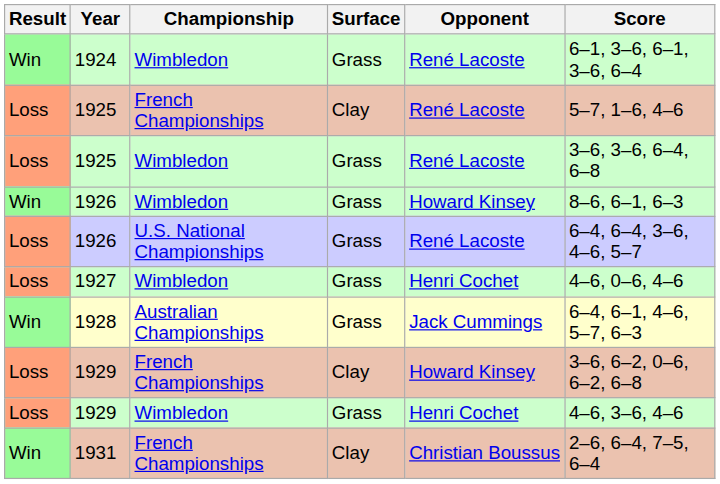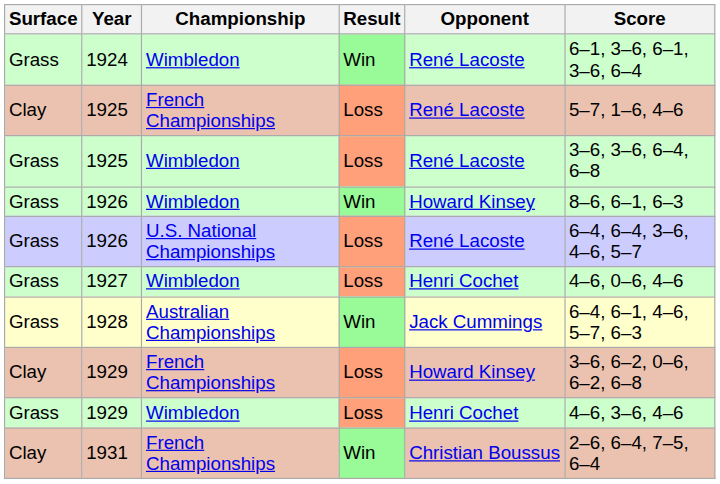columns swapped: (38, 19) <-> (366, 19)
